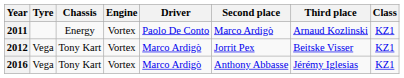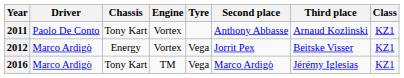columns swapped: (176, 13) <-> (43, 13)
(80, 30) Energy -> (126, 30) Tony Kart
(244, 30) Marco Ardigò -> (251, 30) Anthony Abbasse
(80, 47) Tony Kart -> (126, 47) Energy
(122, 65) Vortex -> (168, 65) TM
(251, 65) Anthony Abbasse -> (244, 65) Marco Ardigò
